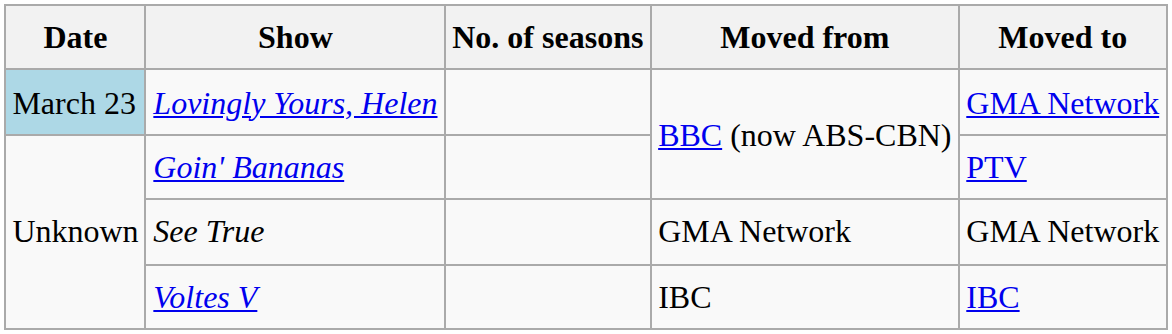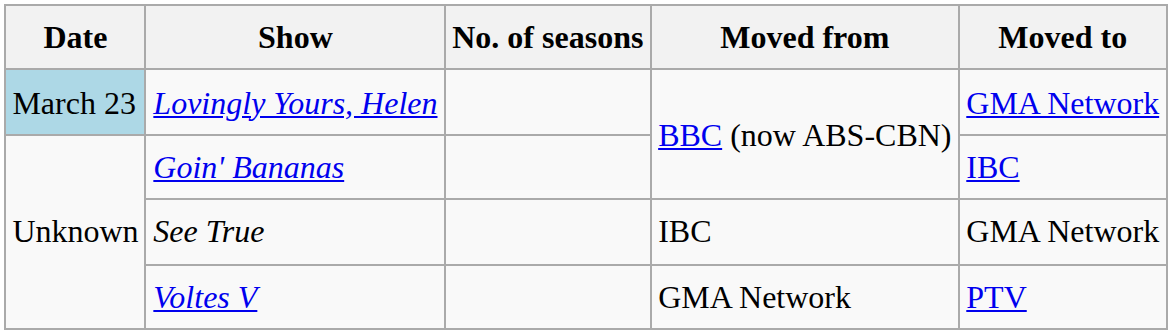(997, 167) PTV -> (993, 167) IBC
(755, 232) GMA Network -> (685, 232) IBC
(685, 296) IBC -> (755, 296) GMA Network
(993, 296) IBC -> (997, 296) PTV
